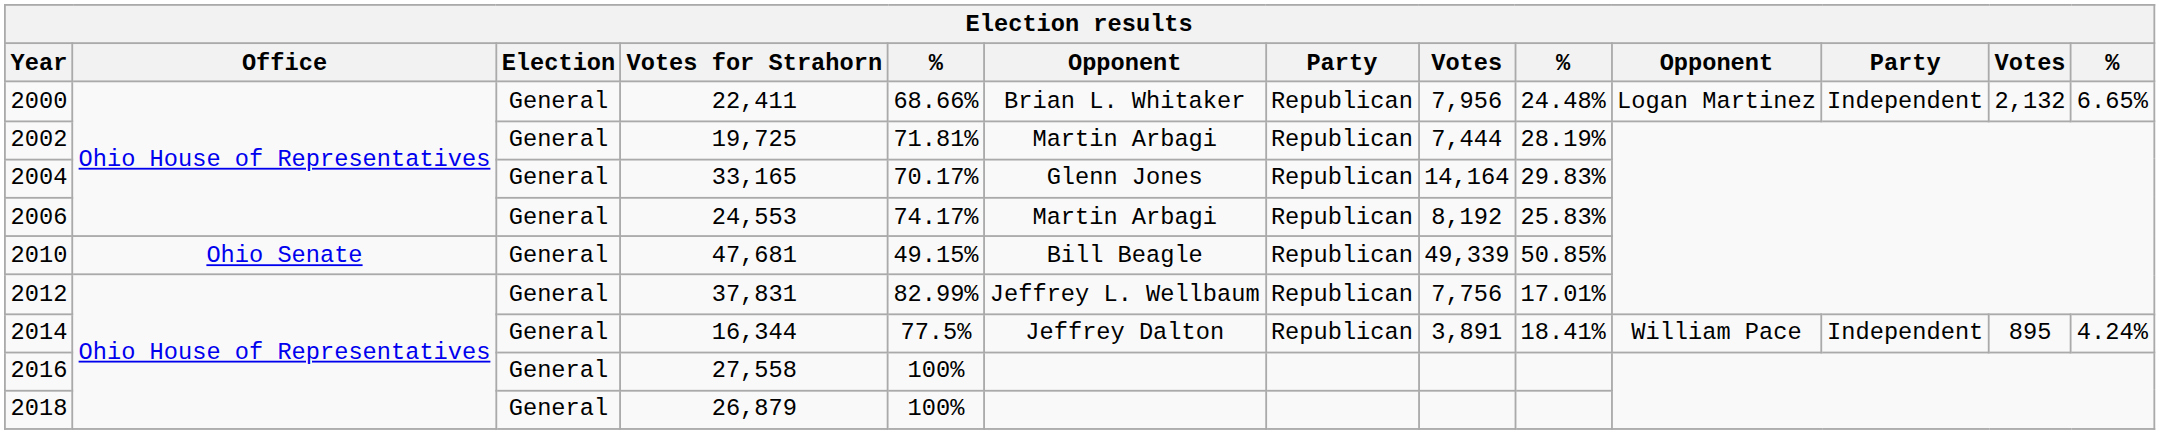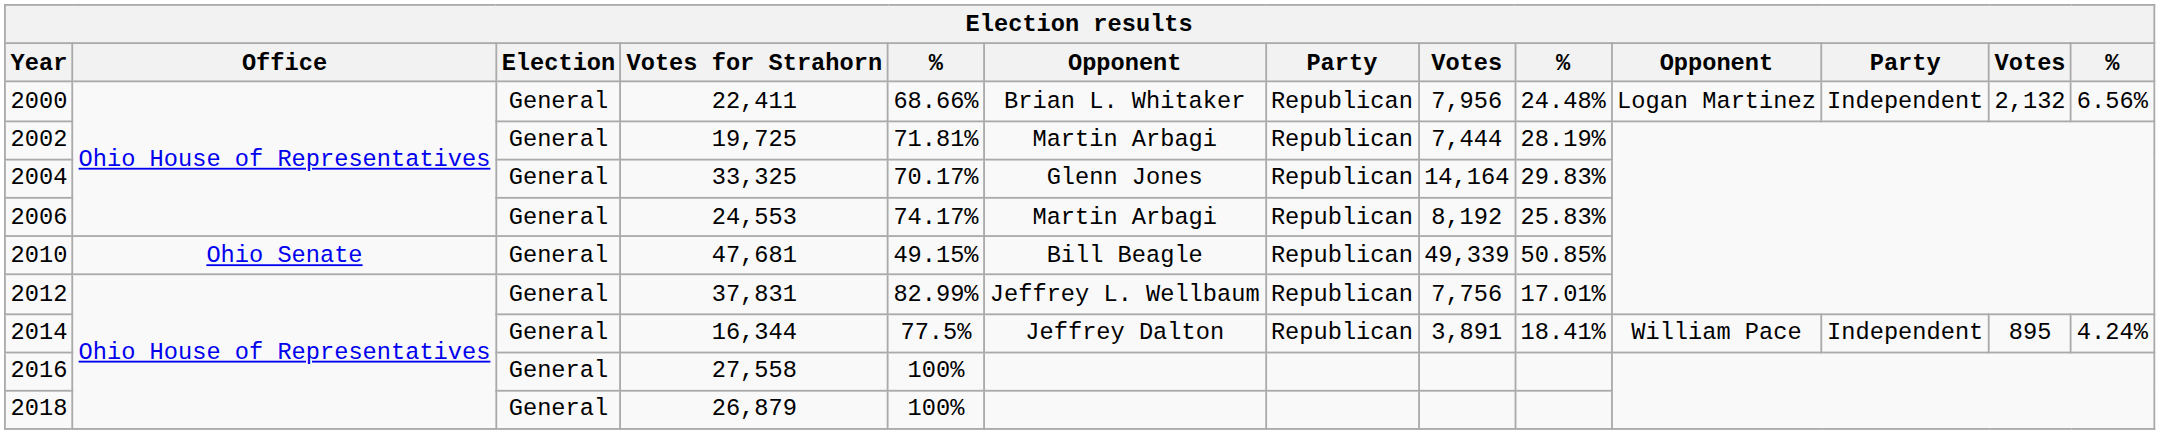(2112, 101) 6.65% -> (2112, 101) 6.56%
(754, 178) 33,165 -> (754, 178) 33,325
